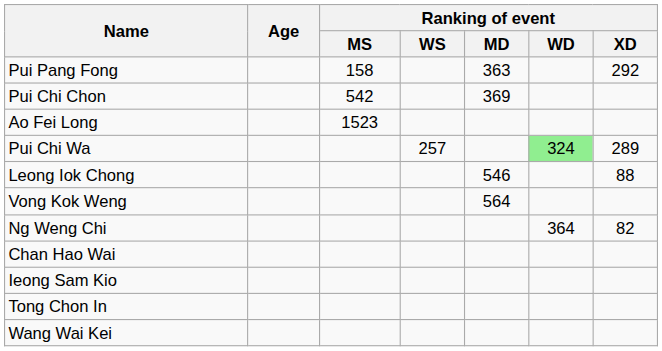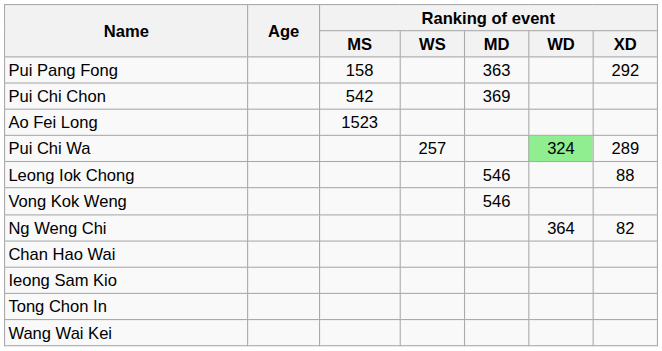(497, 201) 564 -> (497, 201) 546
